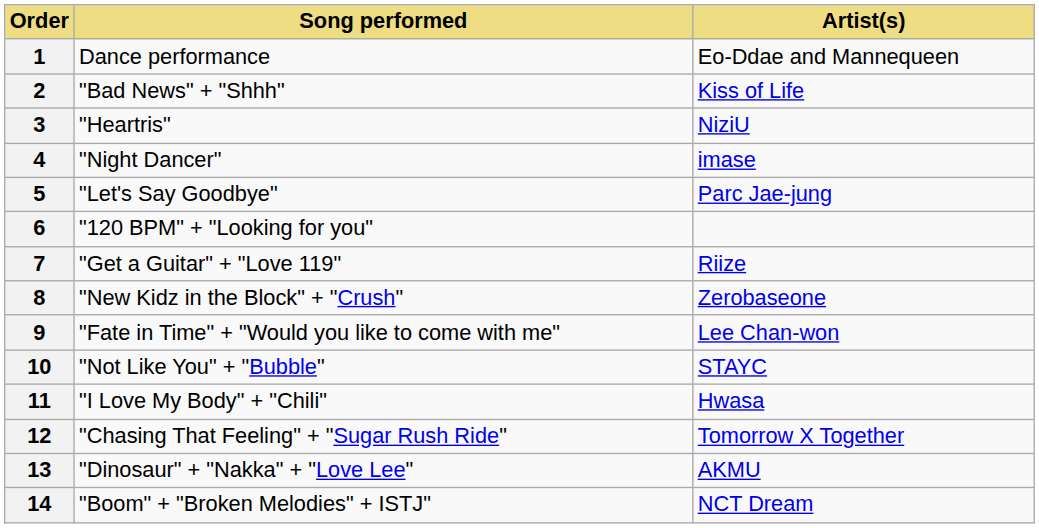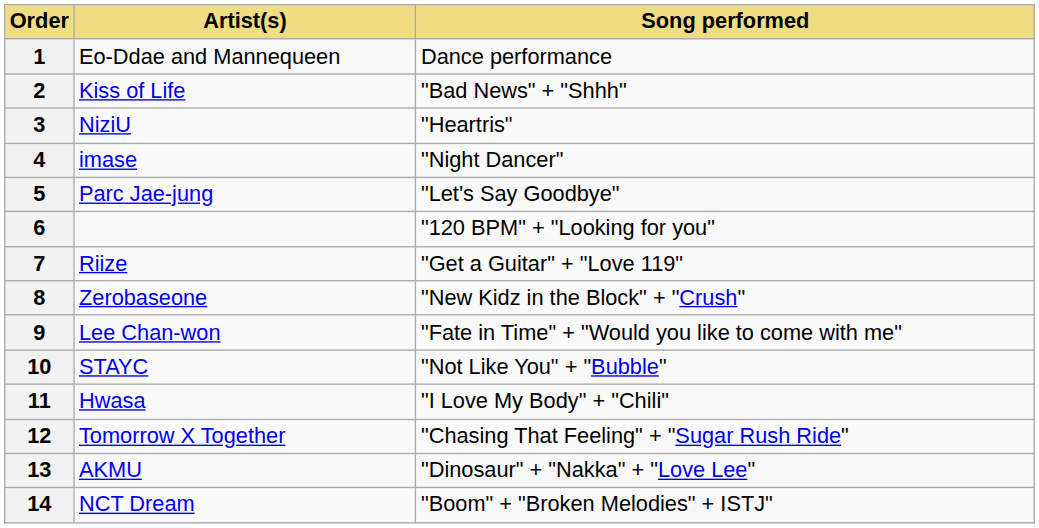columns swapped: (864, 21) <-> (383, 21)
